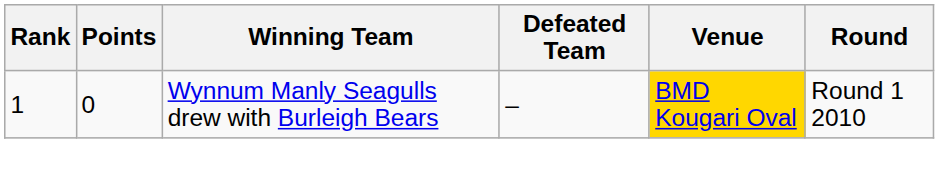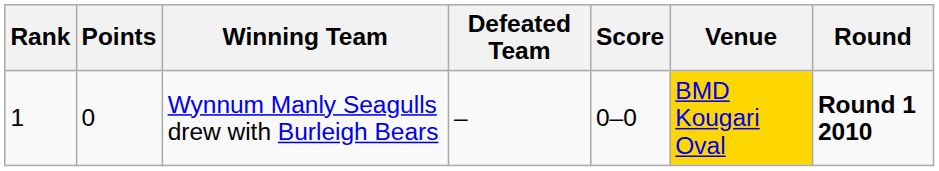+ column: (630, 37)
(858, 104) normal -> (867, 117) bold
